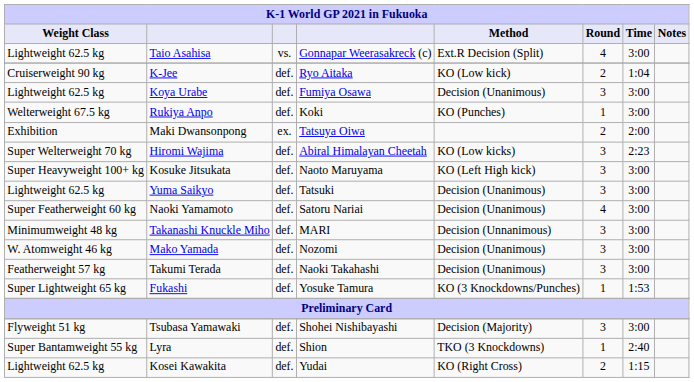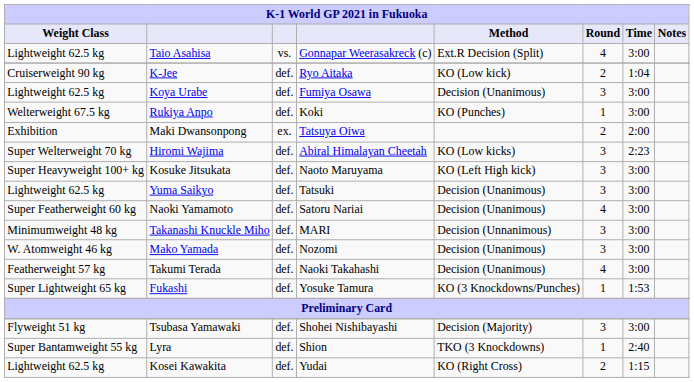(603, 269) 3 -> (603, 269) 4
